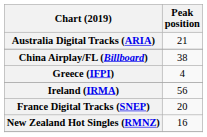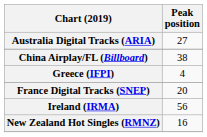(182, 40) 21 -> (182, 40) 27
rows swapped: (83, 90) <-> (83, 106)
